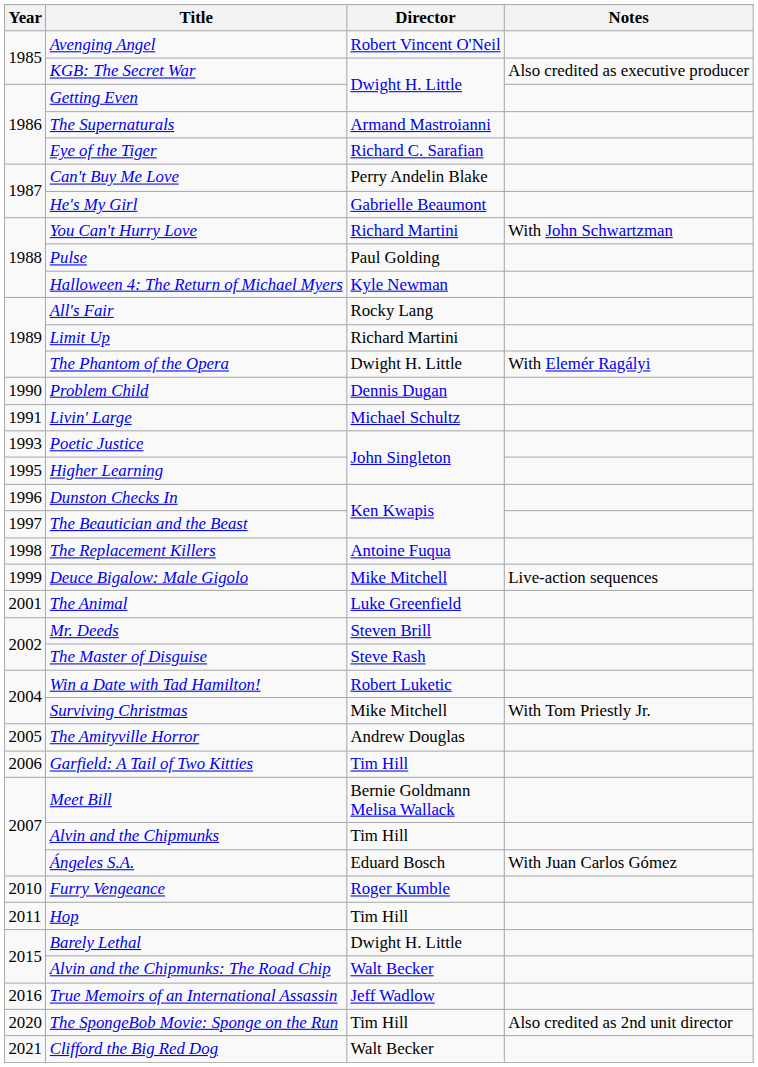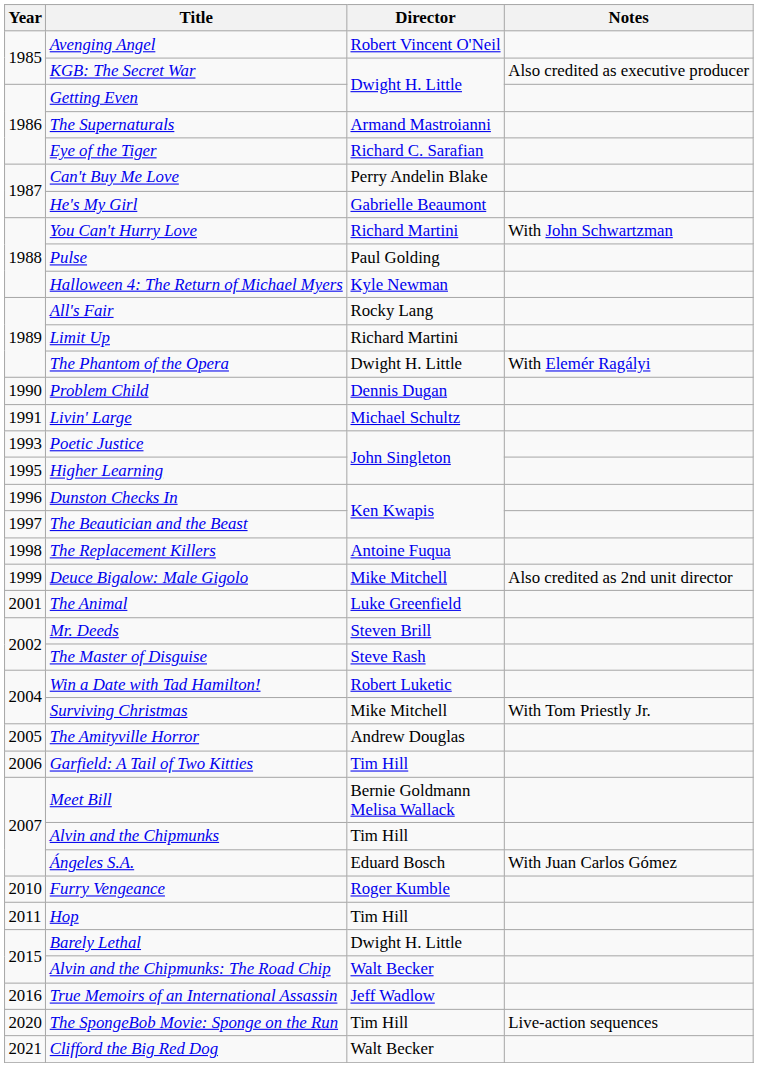(583, 577) Live-action sequences -> (621, 577) Also credited as 2nd unit director
(621, 1022) Also credited as 2nd unit director -> (583, 1022) Live-action sequences
